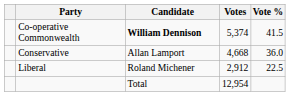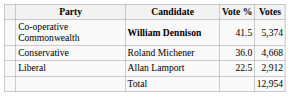columns swapped: (235, 12) <-> (268, 12)
(156, 53) Allan Lamport -> (161, 53) Roland Michener
(161, 68) Roland Michener -> (156, 68) Allan Lamport
